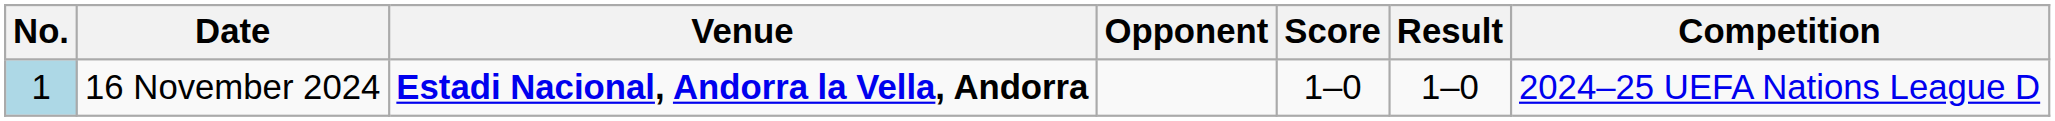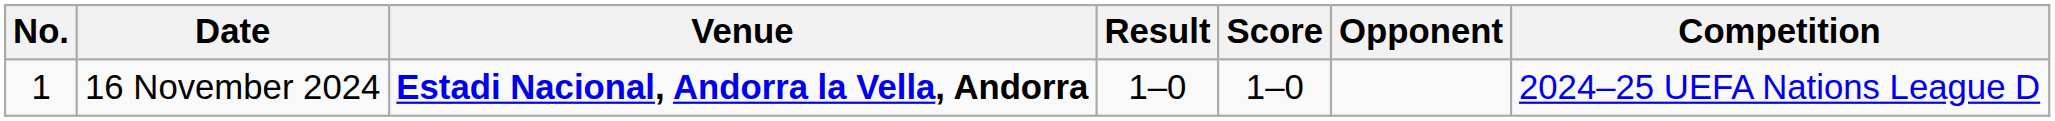columns swapped: (1186, 32) <-> (1450, 32)
(41, 87) lightblue background -> (41, 87) no background
